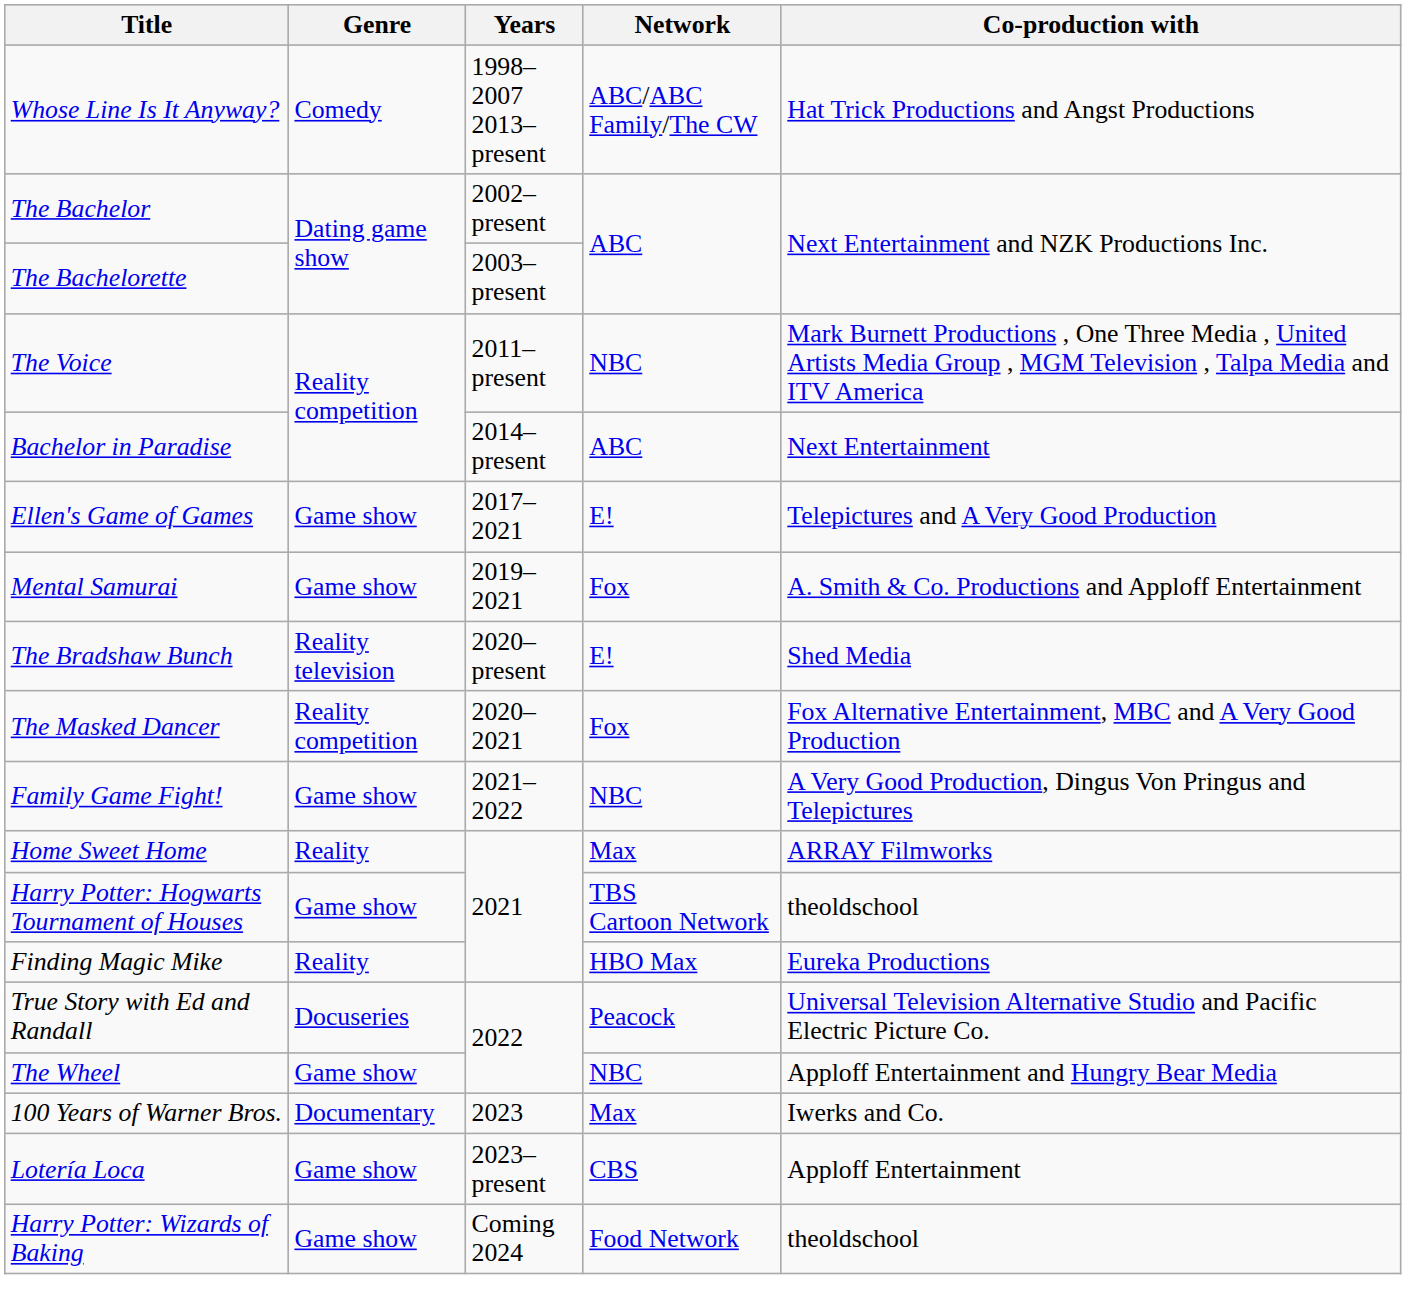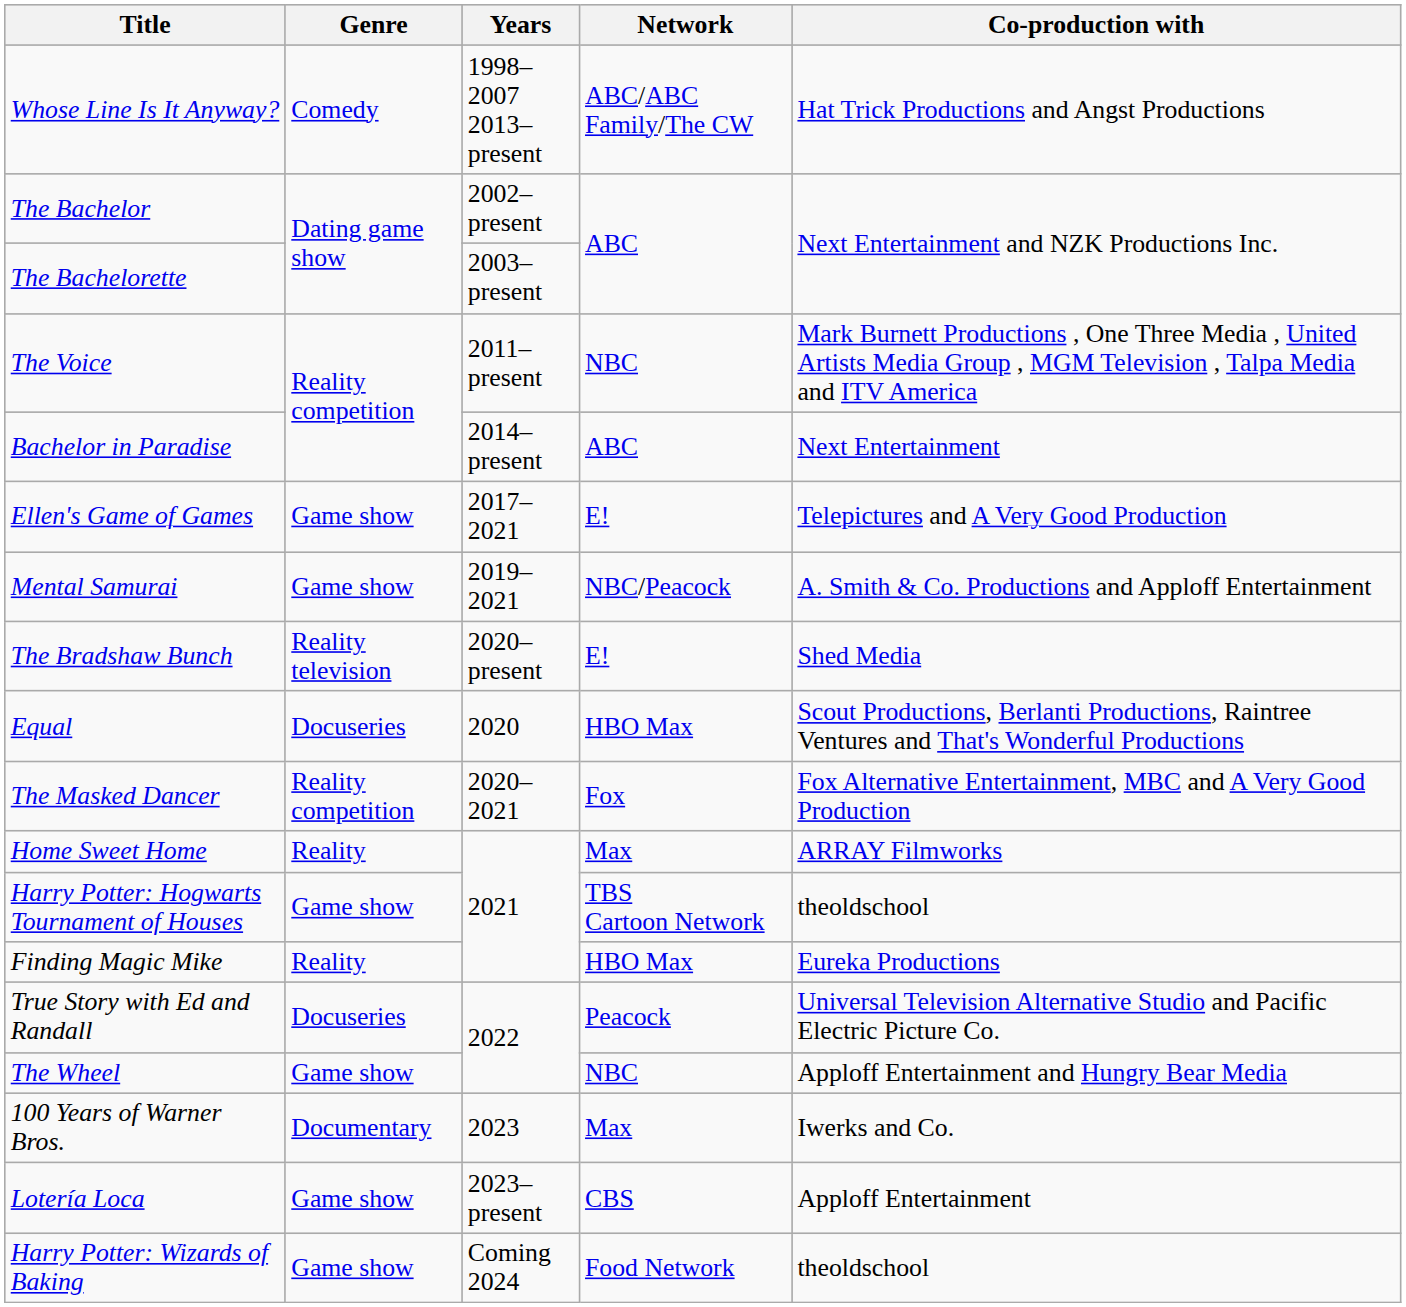(609, 586) Fox -> (658, 586) NBC/Peacock
+ row: (42, 725)
- row: (117, 795)
